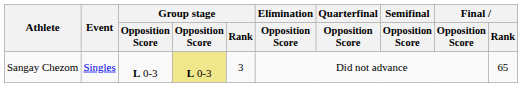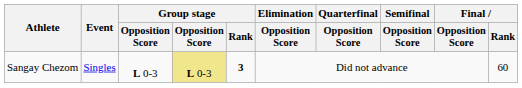(241, 67) normal -> (241, 67) bold
(503, 67) 65 -> (503, 67) 60
